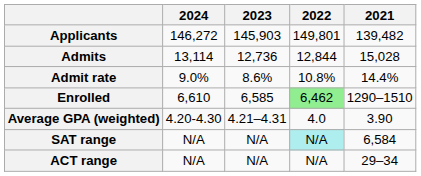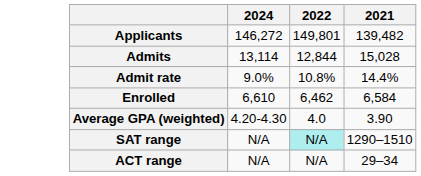- column: (257, 15)
(317, 98) lightgreen background -> (317, 98) no background
(380, 98) 1290–1510 -> (380, 98) 6,584
(380, 140) 6,584 -> (380, 140) 1290–1510
